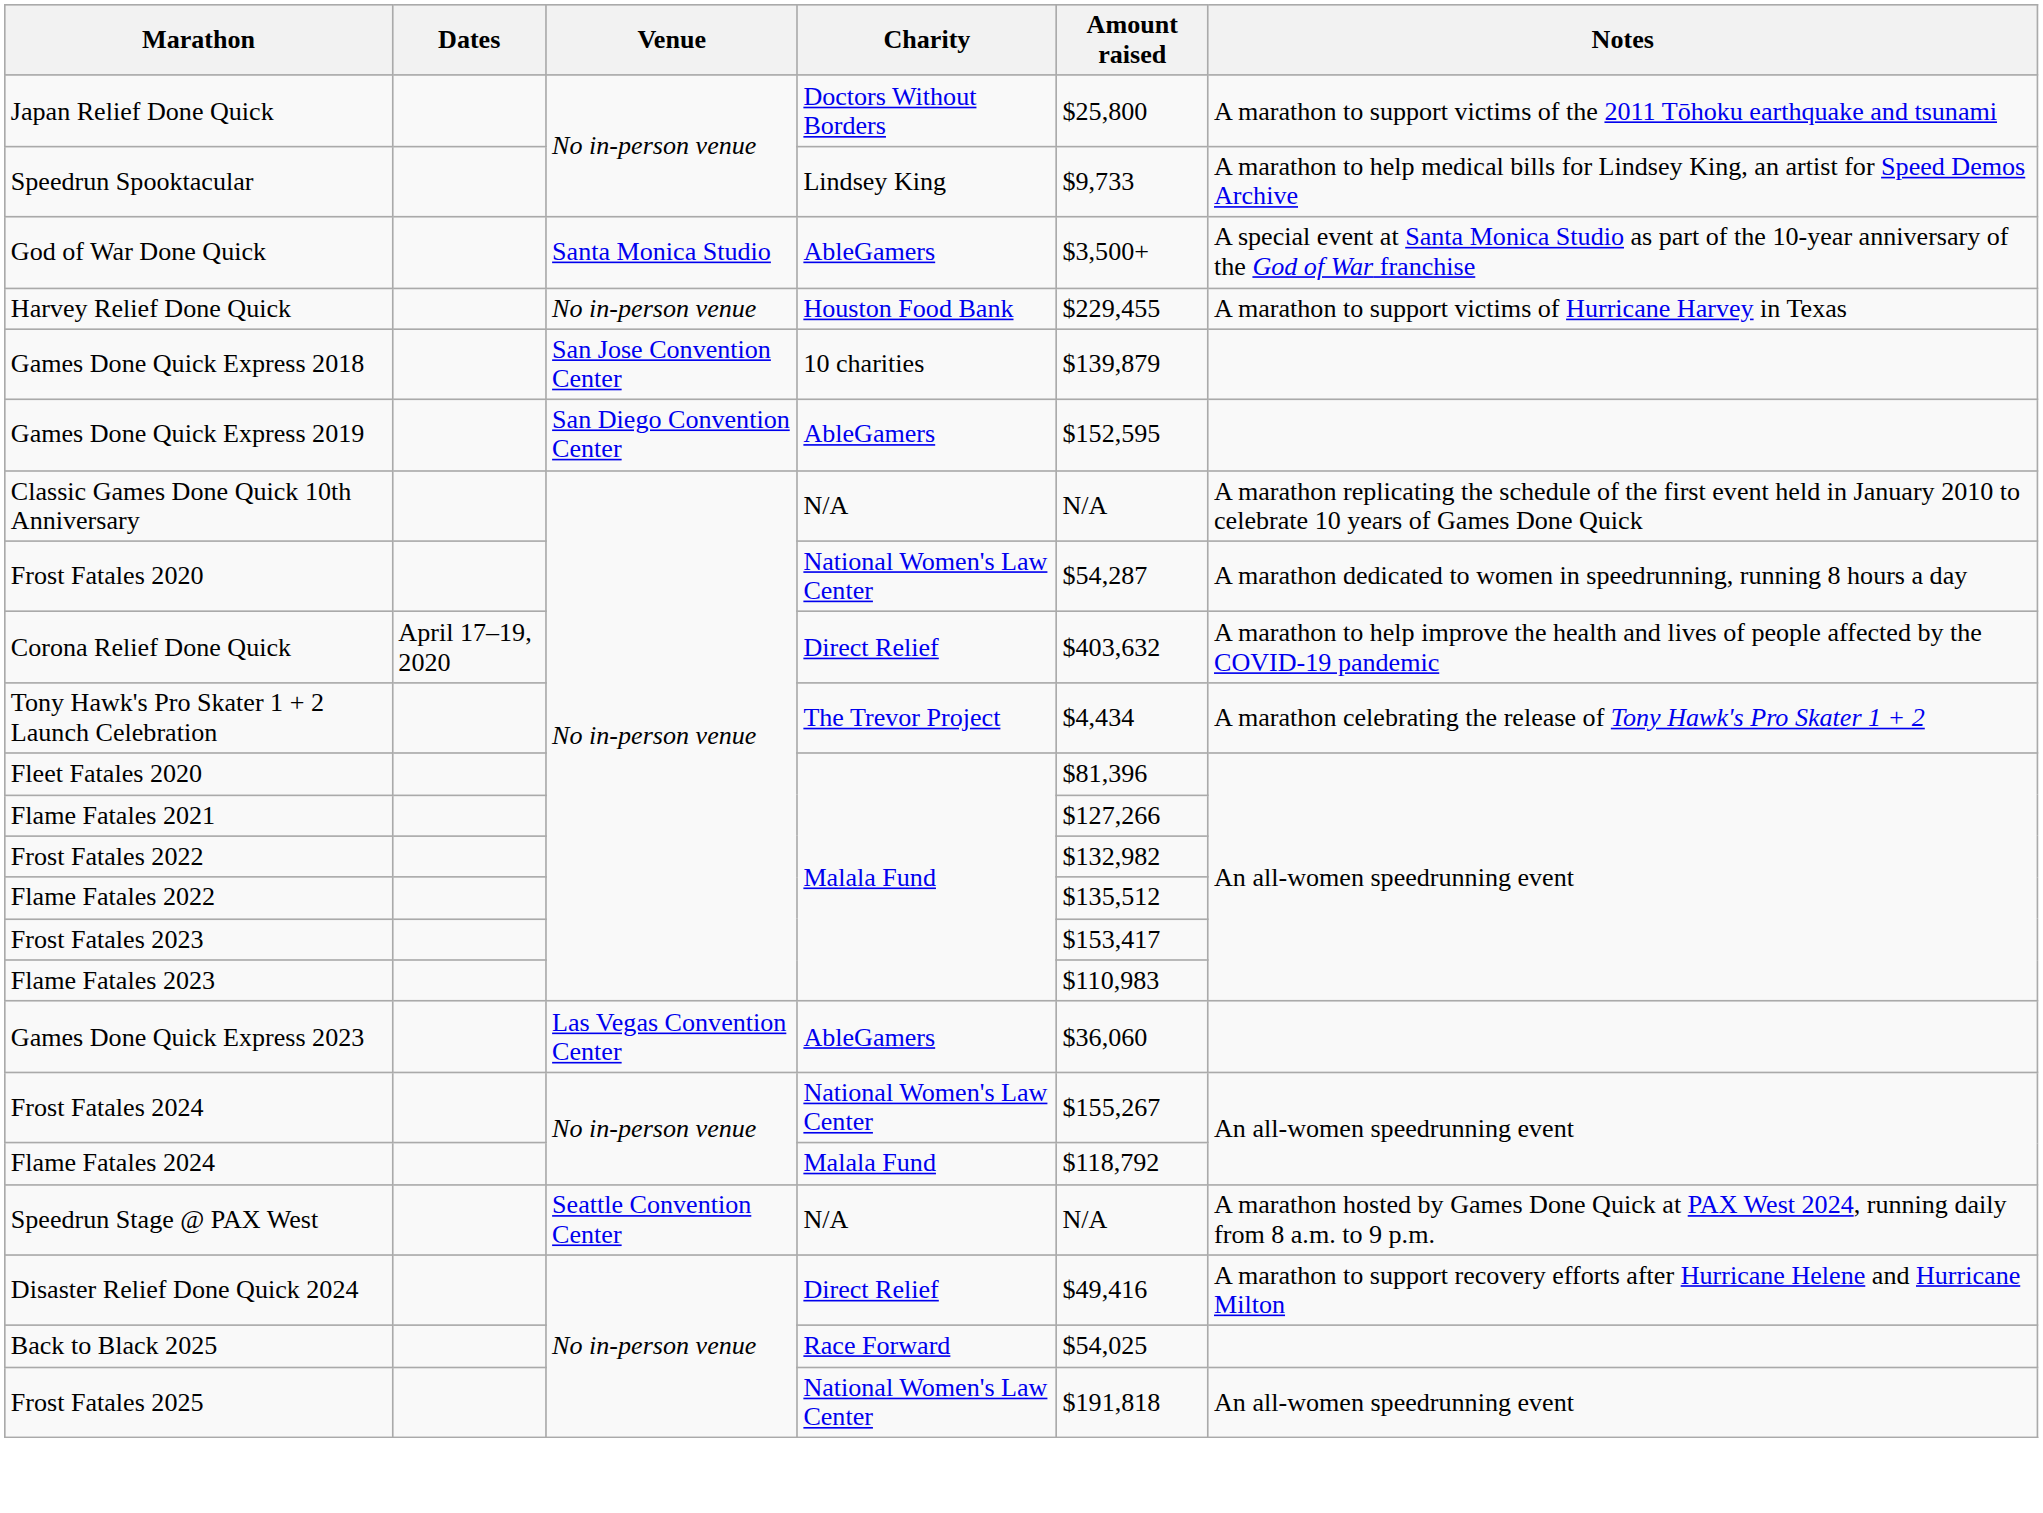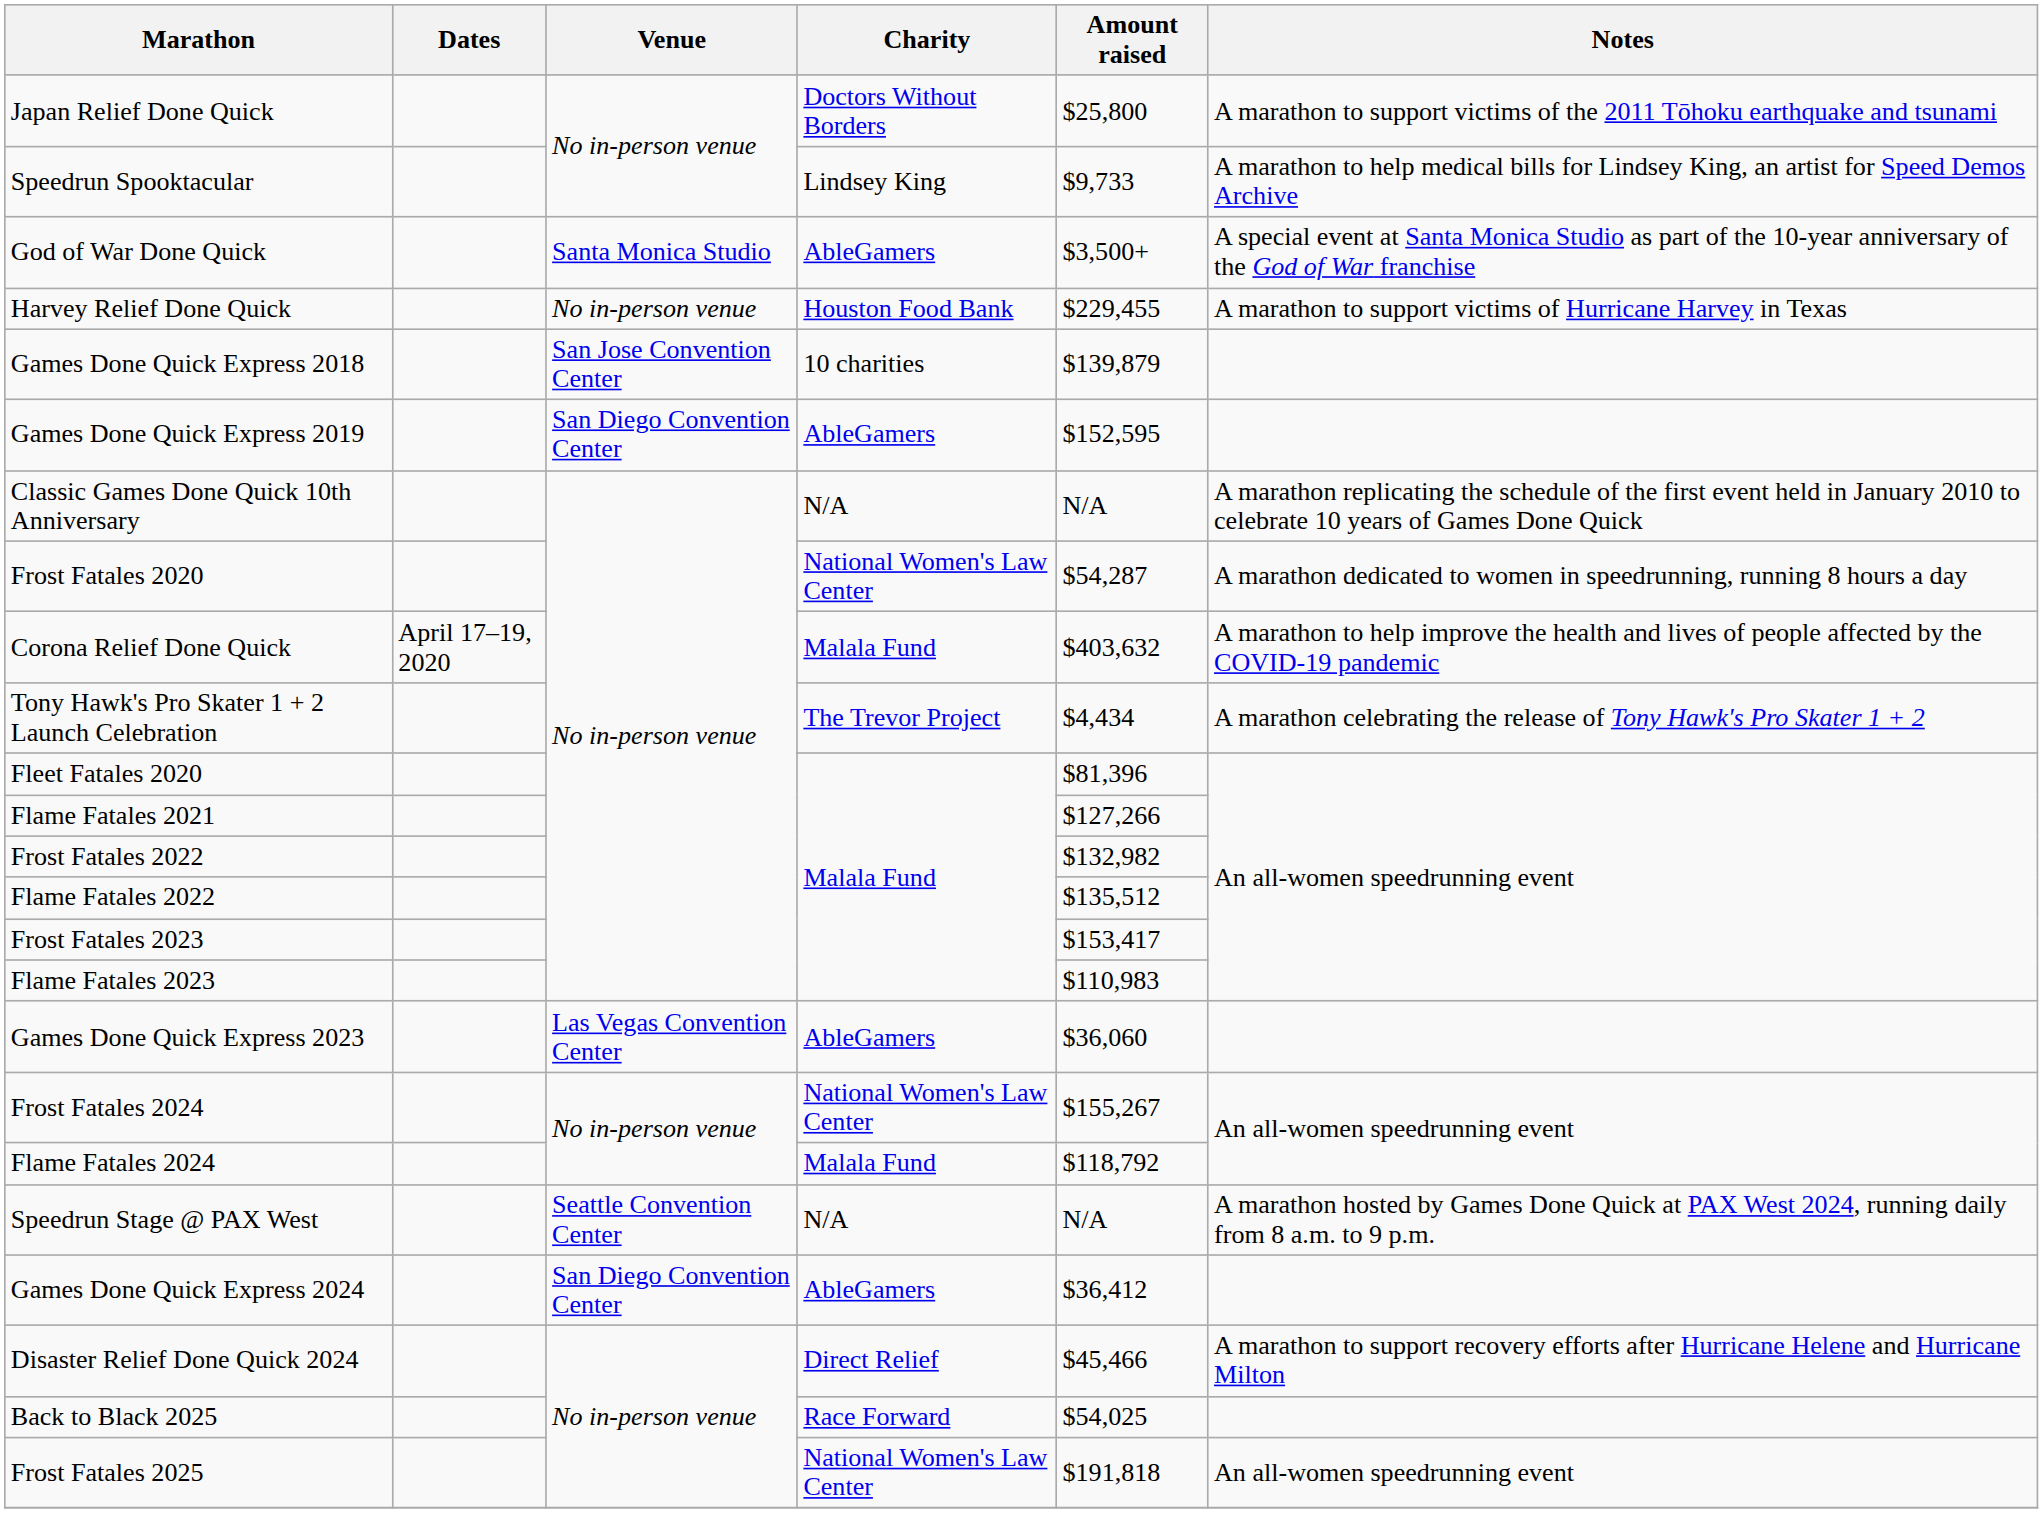(871, 646) Direct Relief -> (870, 646) Malala Fund
+ row: (188, 1289)
(1105, 1289) $49,416 -> (1105, 1360) $45,466
